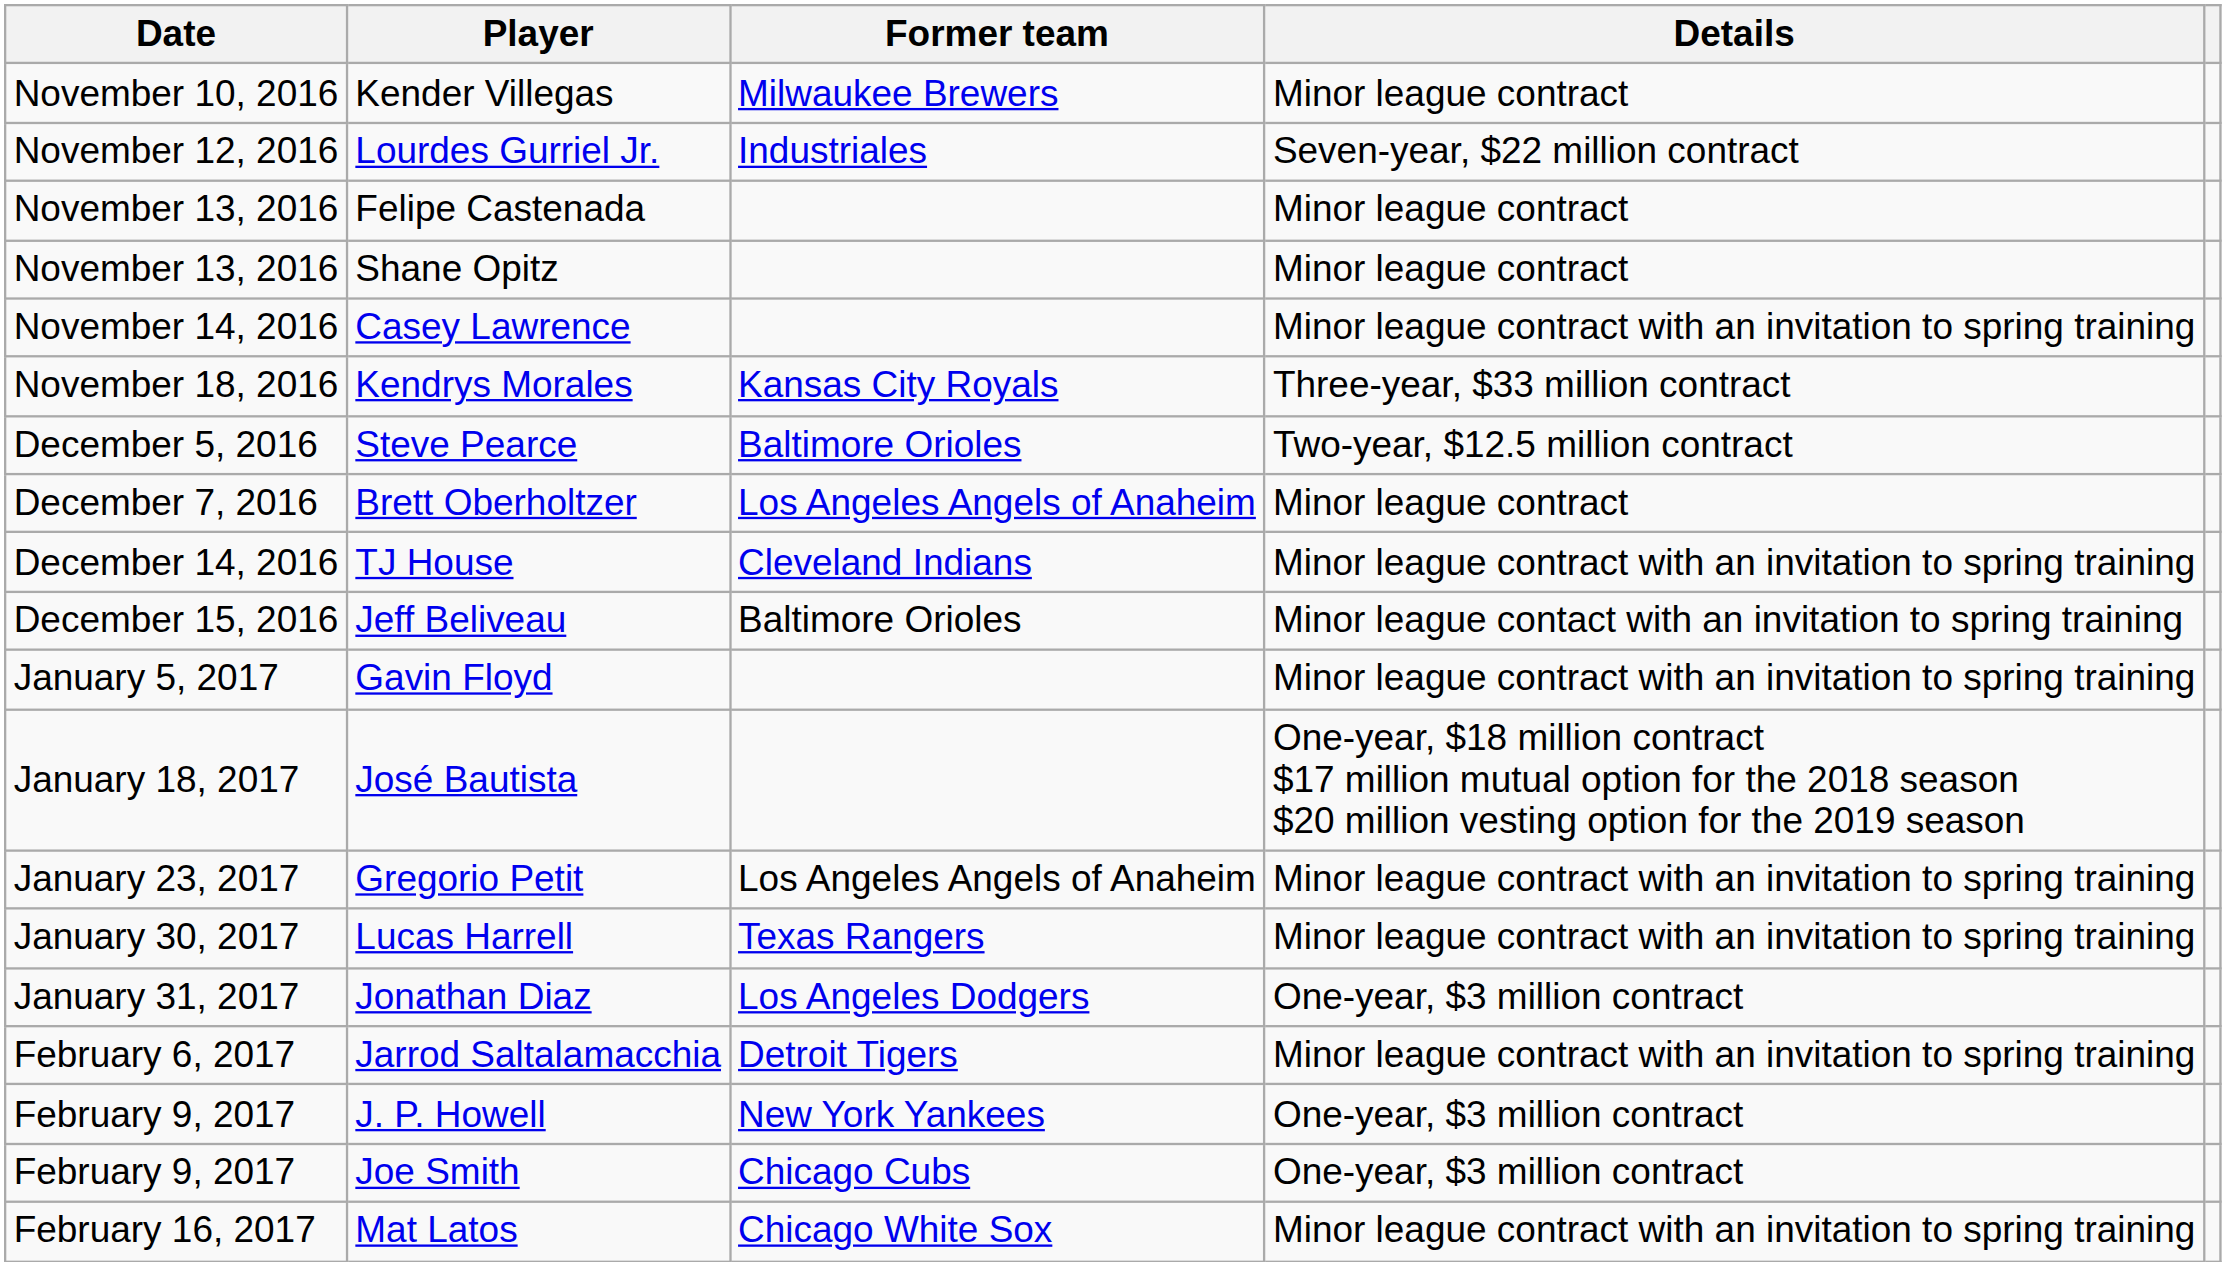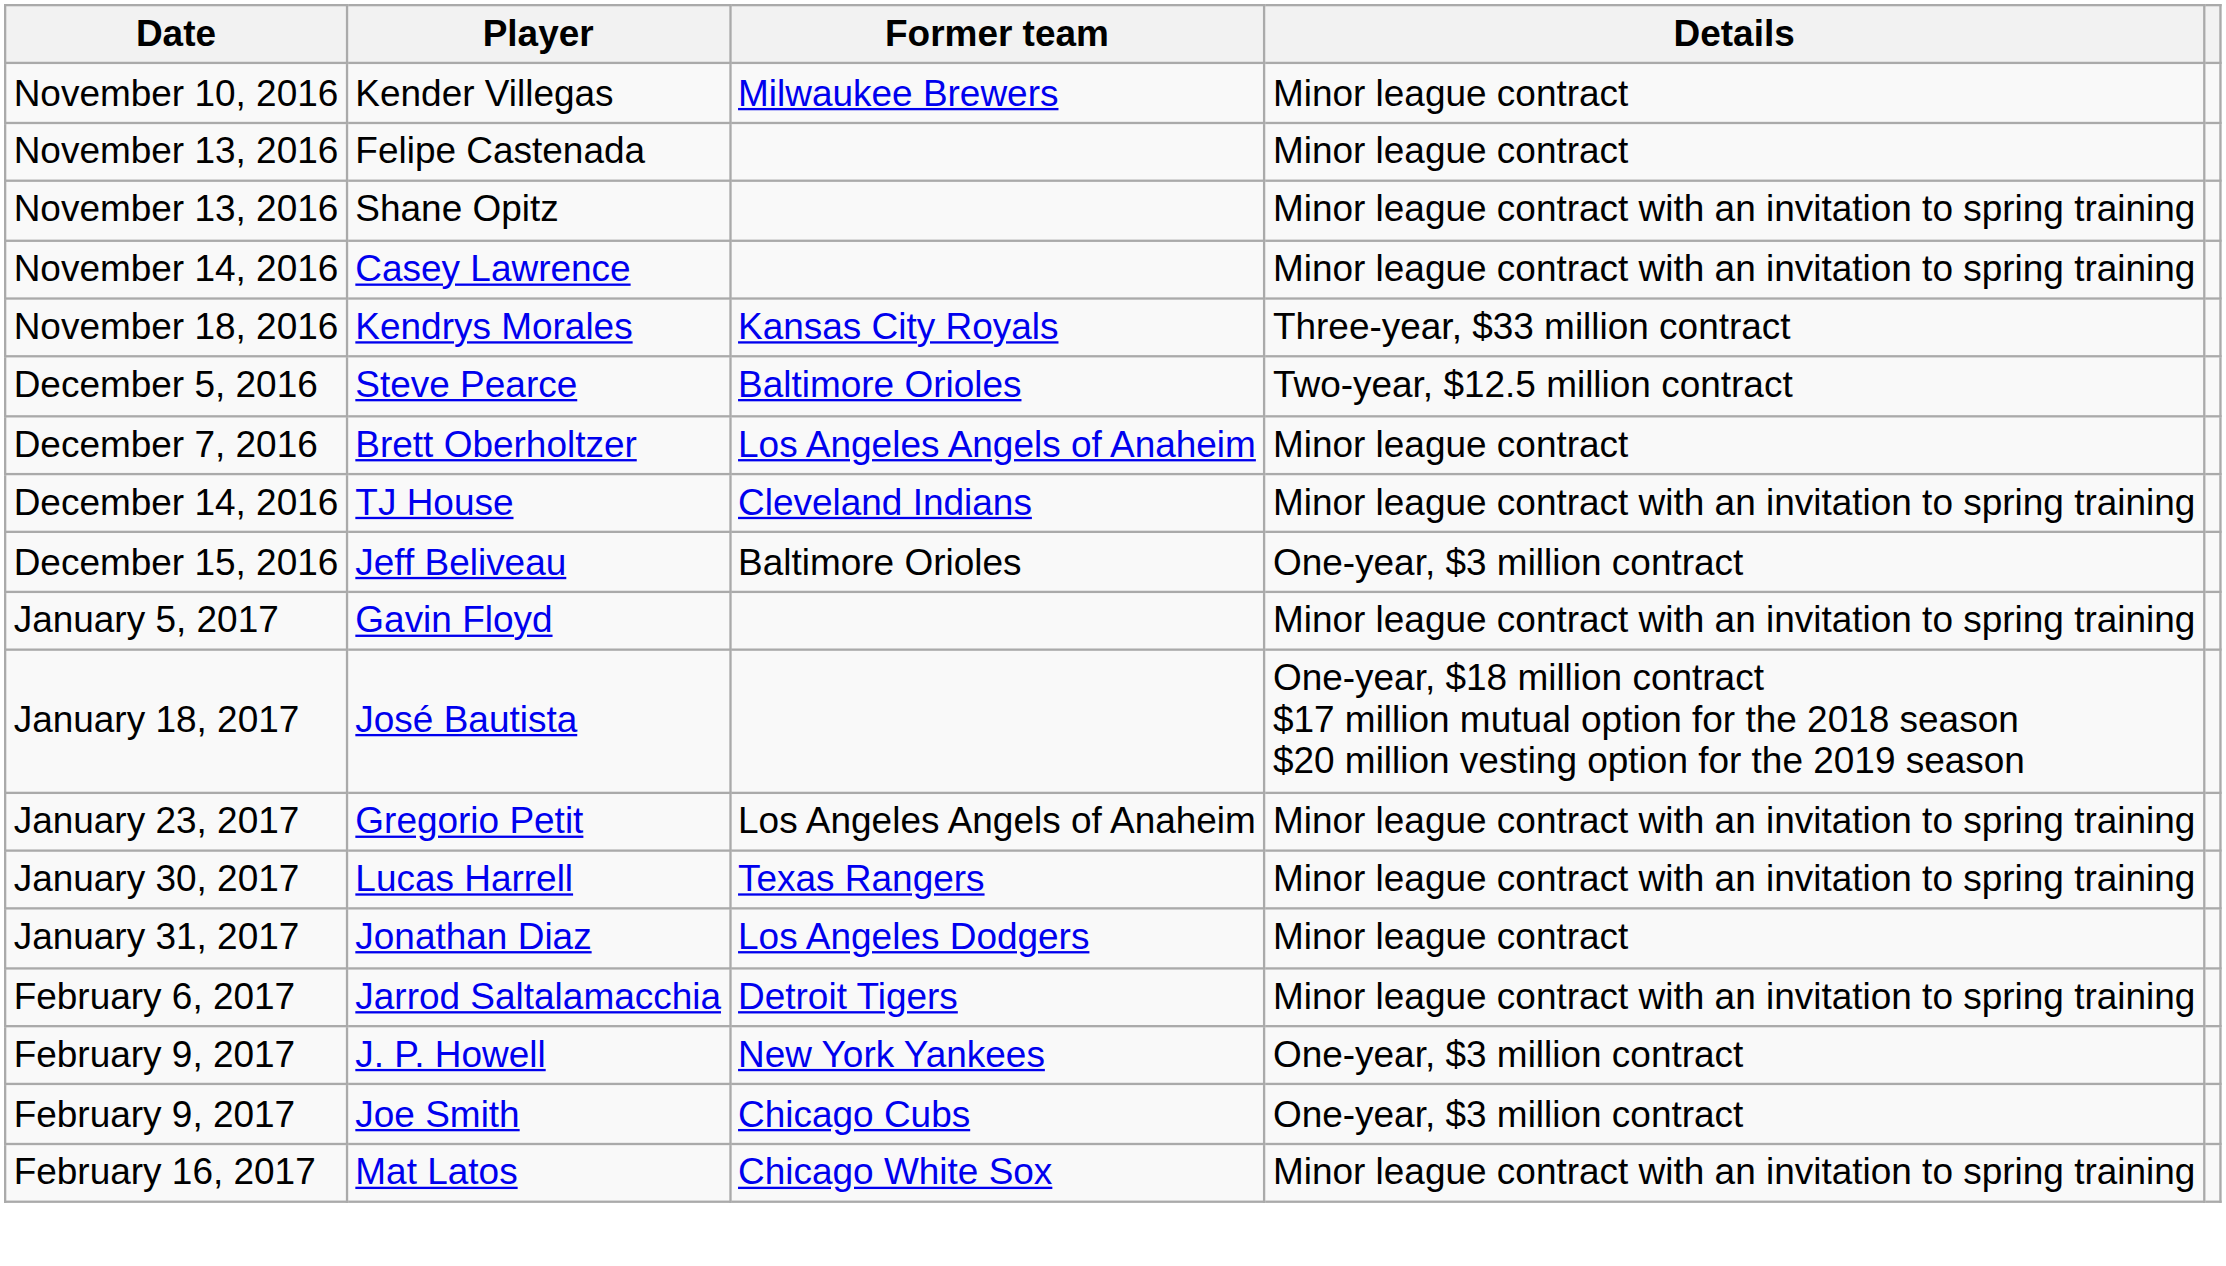- row: (507, 151)
(1451, 268) Minor league contract -> (1734, 209) Minor league contract with an invitation to spring training
(1728, 619) Minor league contact with an invitation to spring training -> (1508, 561) One-year, $3 million contract
(1508, 996) One-year, $3 million contract -> (1451, 937) Minor league contract
